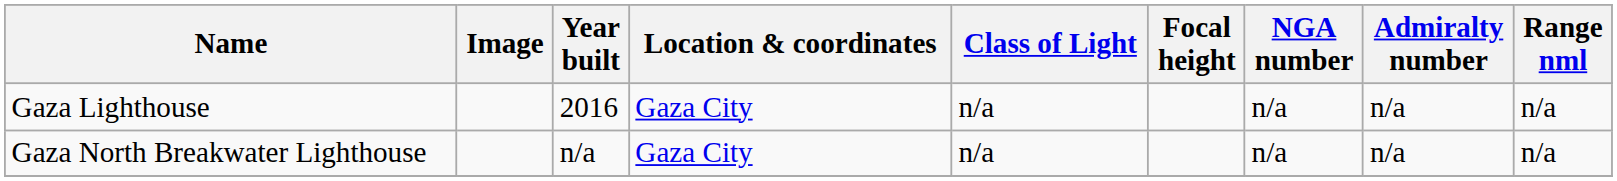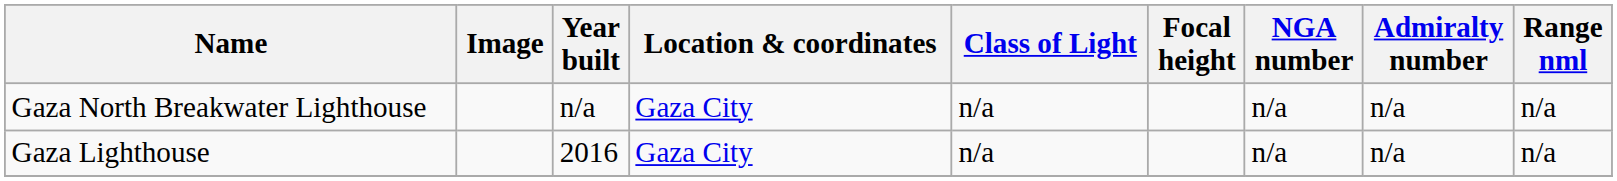rows swapped: (111, 106) <-> (219, 152)
